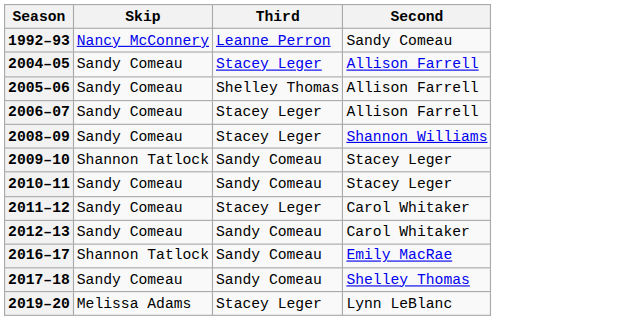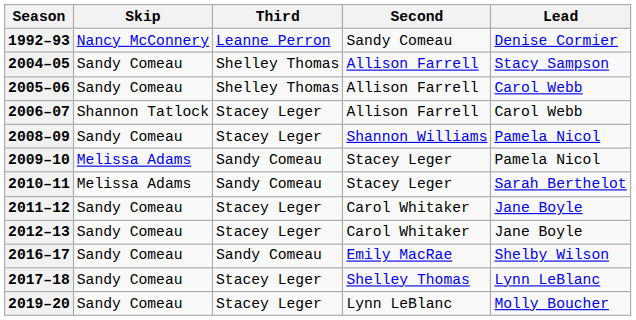+ column: (561, 17)
(269, 64) Stacey Leger -> (278, 64) Shelley Thomas
(130, 112) Sandy Comeau -> (143, 112) Shannon Tatlock
(143, 160) Shannon Tatlock -> (134, 160) Melissa Adams
(130, 184) Sandy Comeau -> (134, 184) Melissa Adams
(269, 232) Sandy Comeau -> (269, 232) Stacey Leger
(143, 256) Shannon Tatlock -> (130, 256) Sandy Comeau
(269, 280) Sandy Comeau -> (269, 280) Stacey Leger
(134, 304) Melissa Adams -> (130, 304) Sandy Comeau
